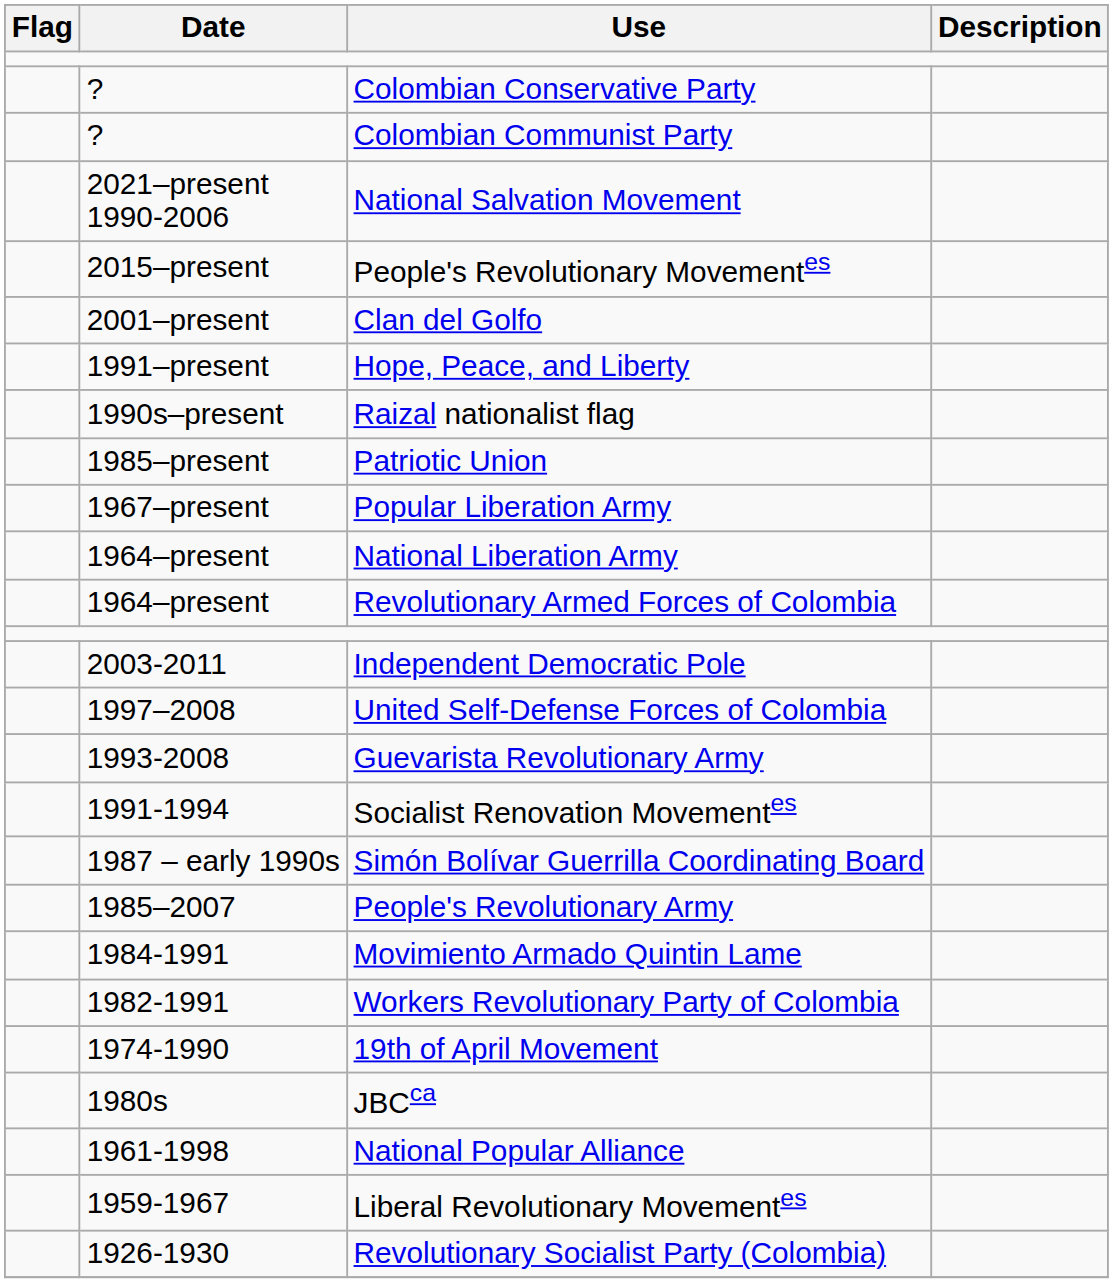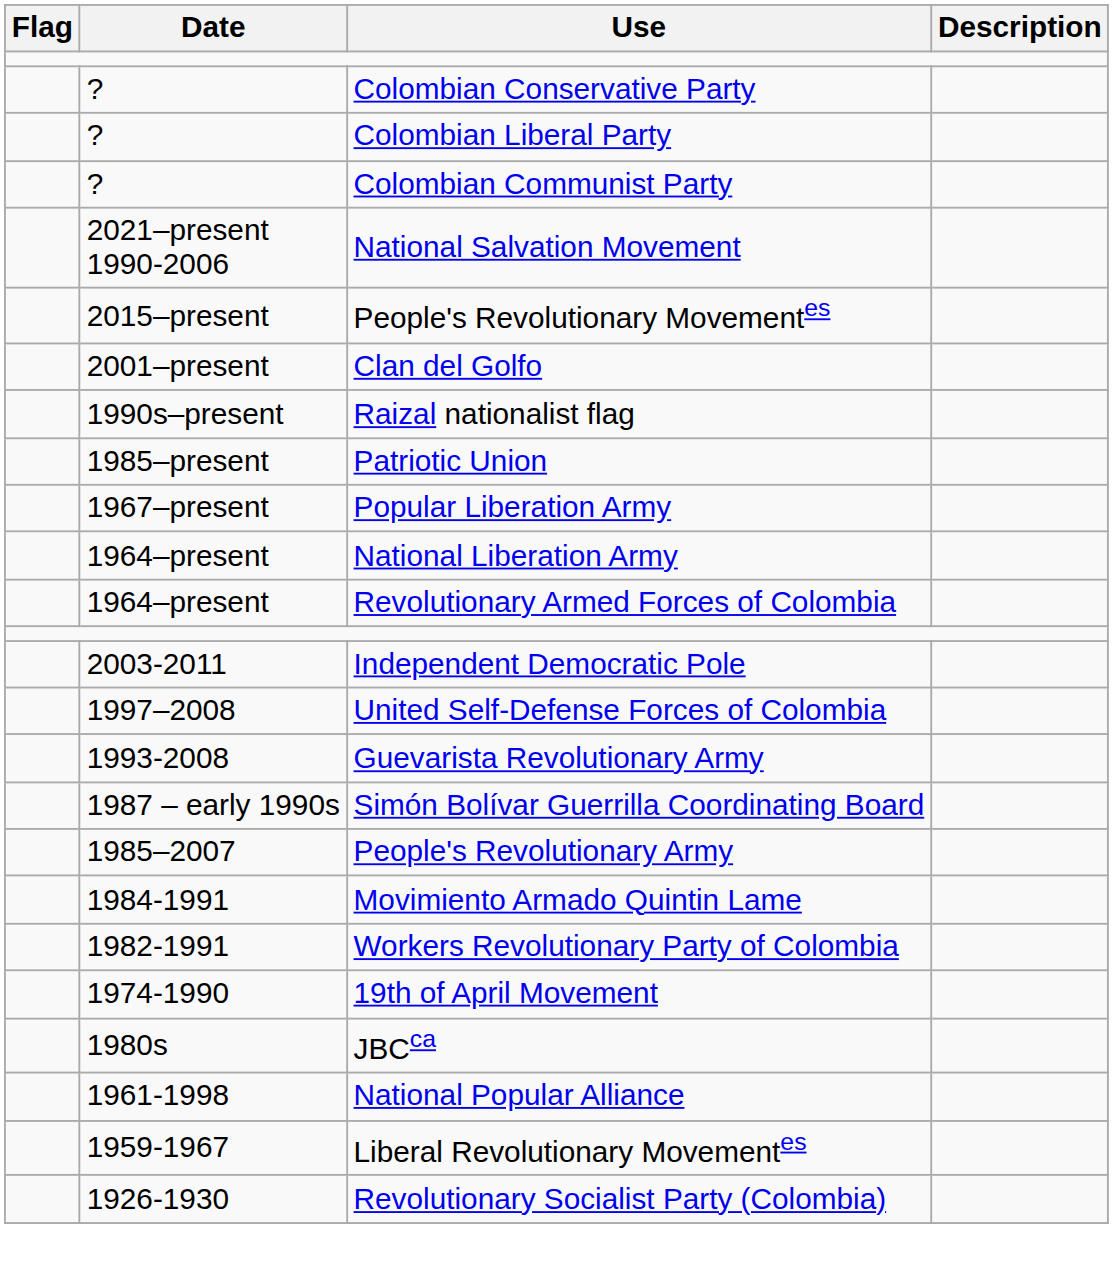+ row: (95, 136)
- row: (178, 366)
- row: (158, 809)
